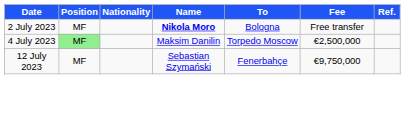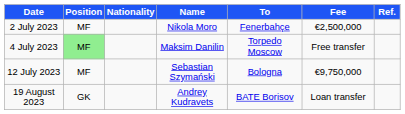(188, 27) bold -> (192, 27) normal
(262, 27) Bologna -> (265, 27) Fenerbahçe
(337, 27) Free transfer -> (338, 27) €2,500,000
(337, 42) €2,500,000 -> (338, 47) Free transfer
(262, 62) Fenerbahçe -> (265, 72) Bologna
+ row: (34, 97)
